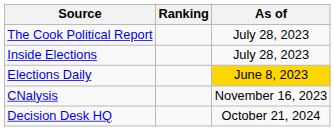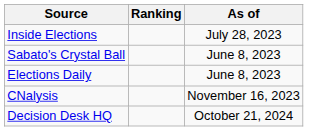- row: (80, 34)
+ row: (66, 55)
(271, 75) gold background -> (244, 75) no background
